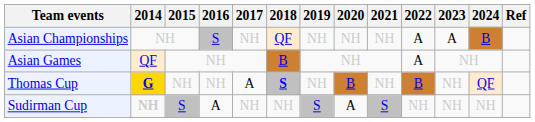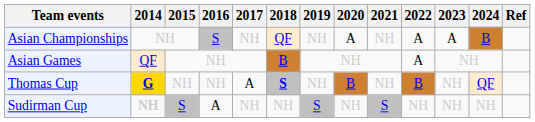(351, 38) NH -> (351, 38) A
(351, 106) A -> (351, 106) NH
